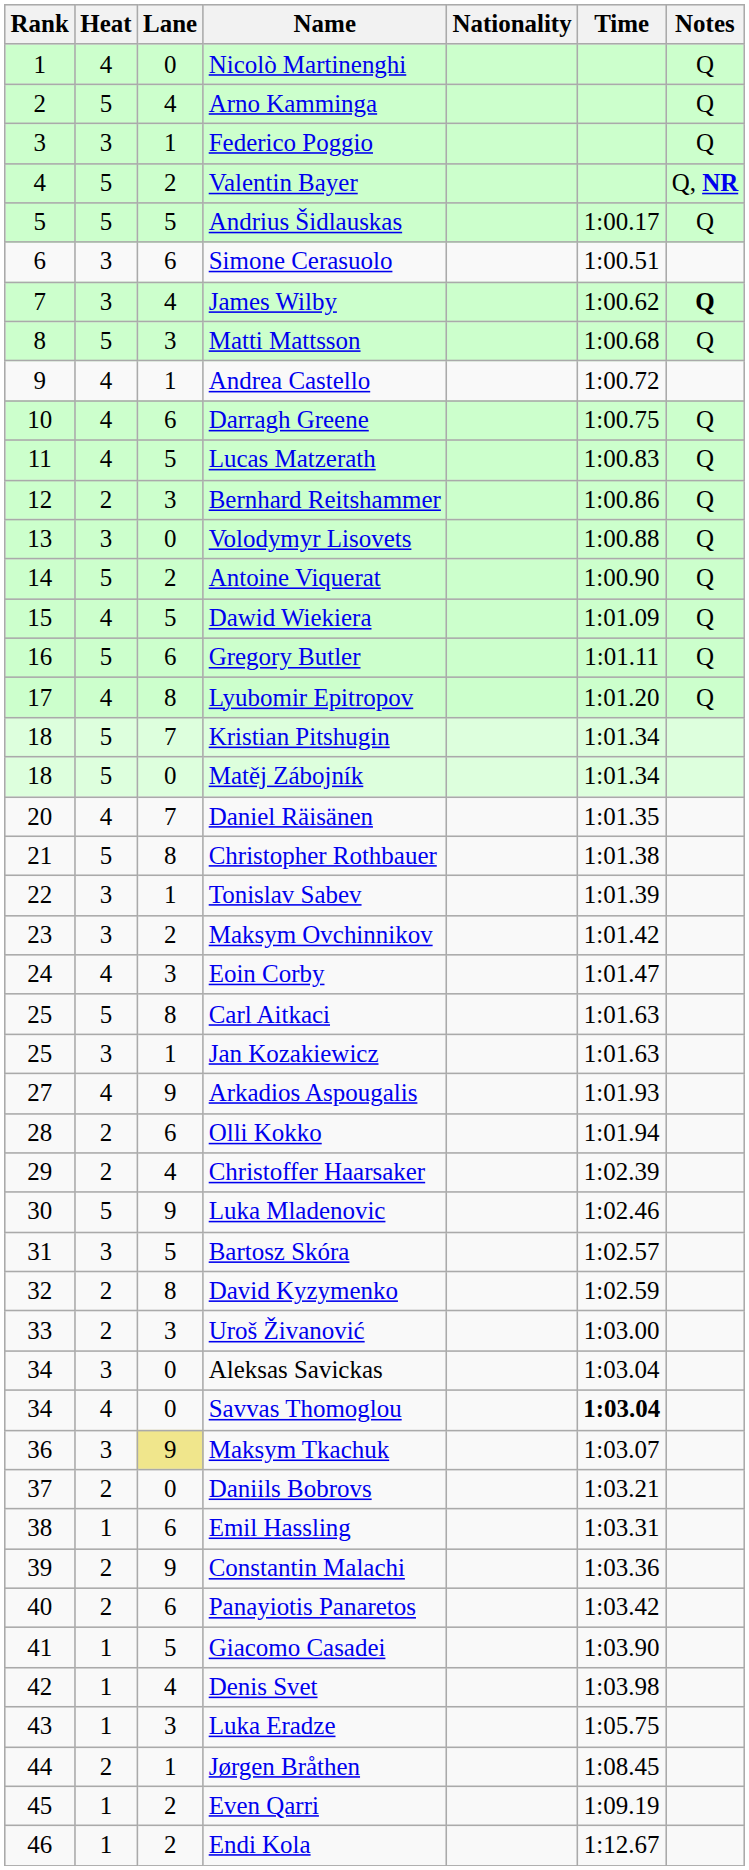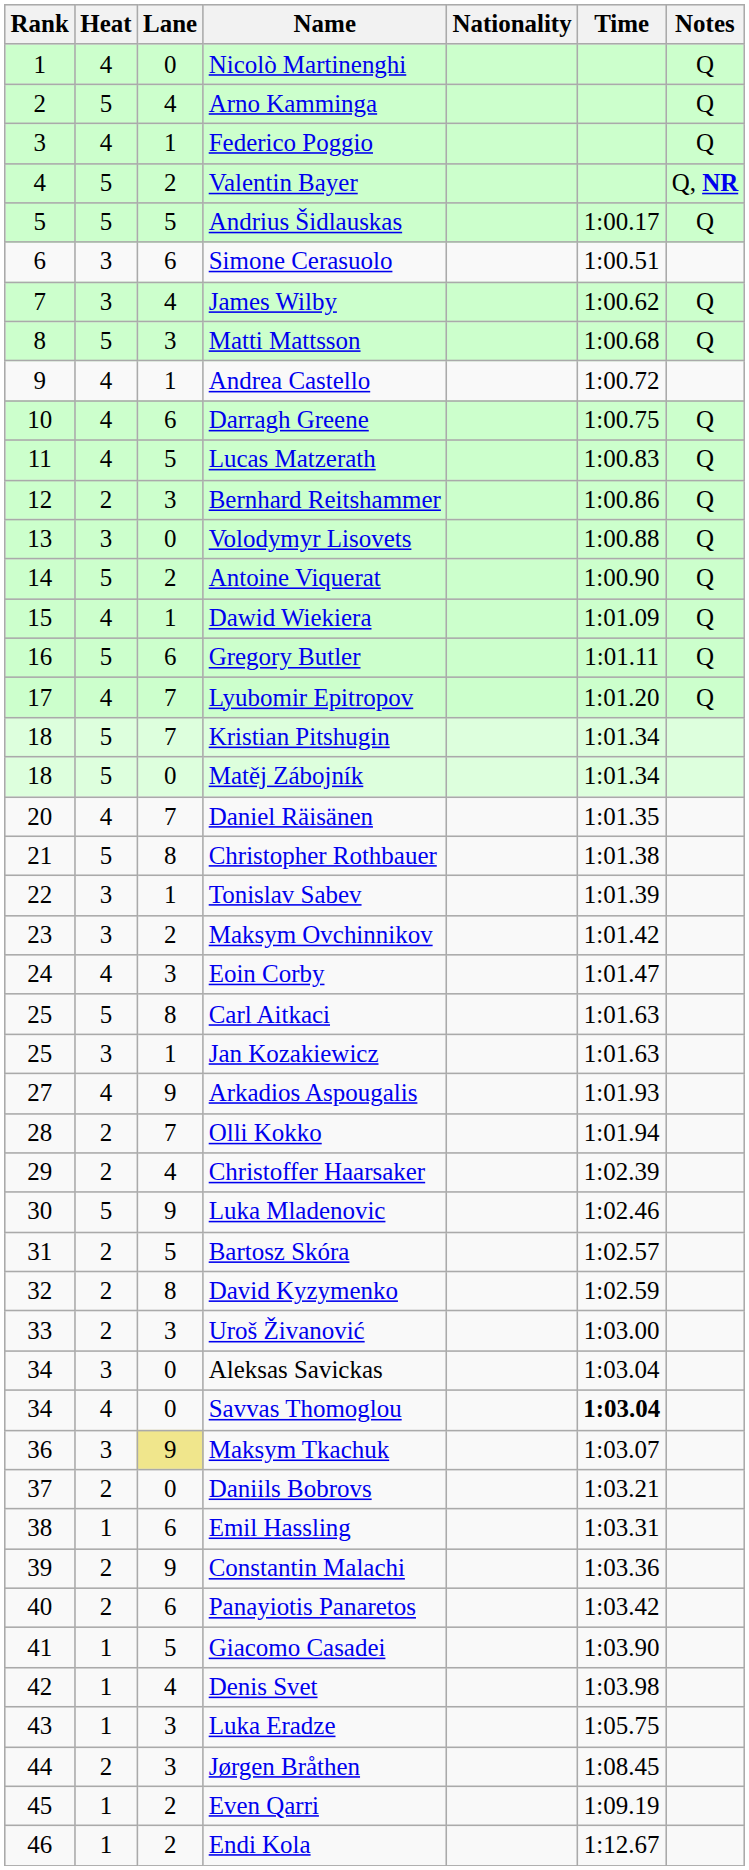(106, 143) 3 -> (106, 143) 4
(705, 301) bold -> (705, 301) normal
(170, 618) 5 -> (170, 618) 1
(170, 697) 8 -> (170, 697) 7
(170, 1132) 6 -> (170, 1132) 7
(106, 1251) 3 -> (106, 1251) 2
(170, 1766) 1 -> (170, 1766) 3
